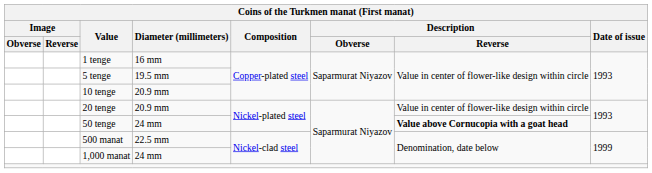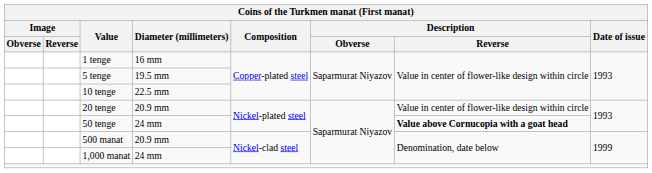(152, 92) 20.9 mm -> (152, 92) 22.5 mm
(152, 140) 22.5 mm -> (152, 140) 20.9 mm
